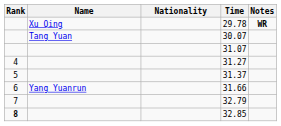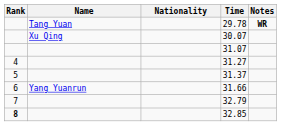(46, 24) Xu Qing -> (51, 24) Tang Yuan
(51, 37) Tang Yuan -> (46, 37) Xu Qing
